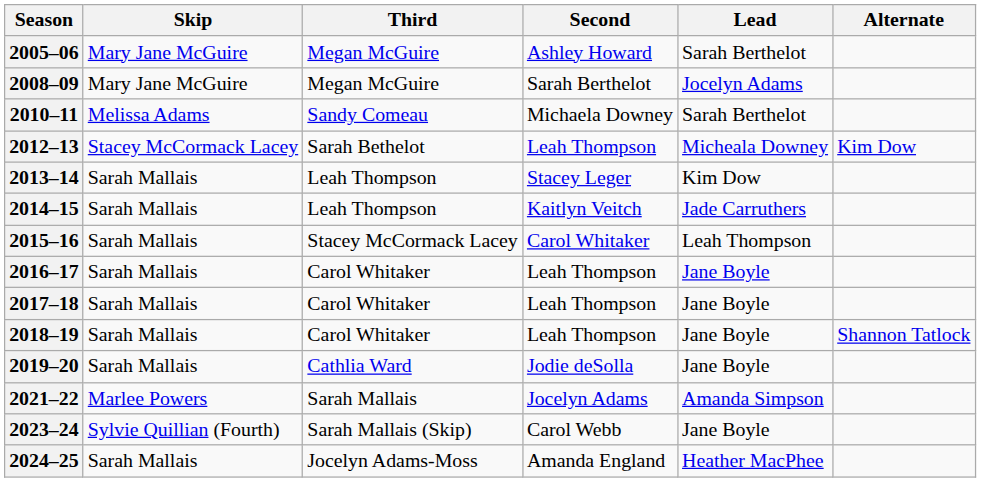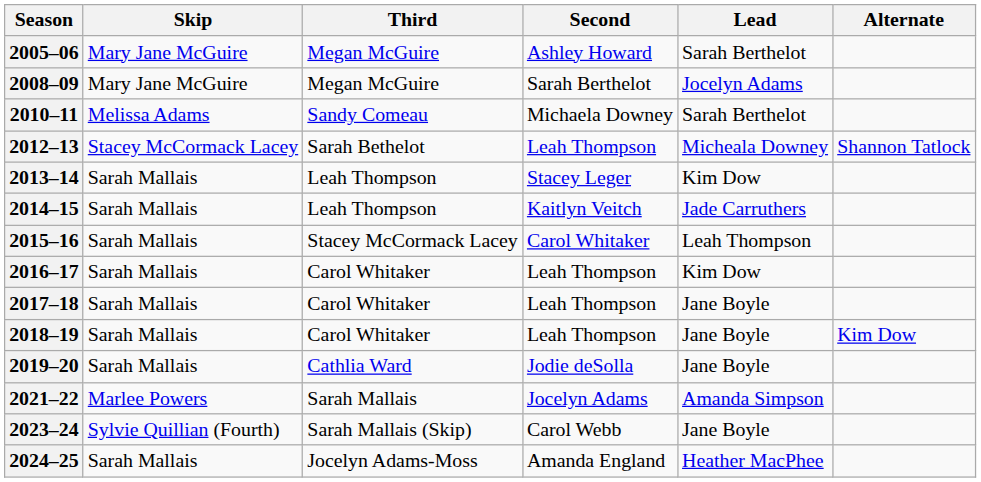(877, 146) Kim Dow -> (904, 146) Shannon Tatlock
(726, 271) Jane Boyle -> (721, 271) Kim Dow
(904, 334) Shannon Tatlock -> (877, 334) Kim Dow
